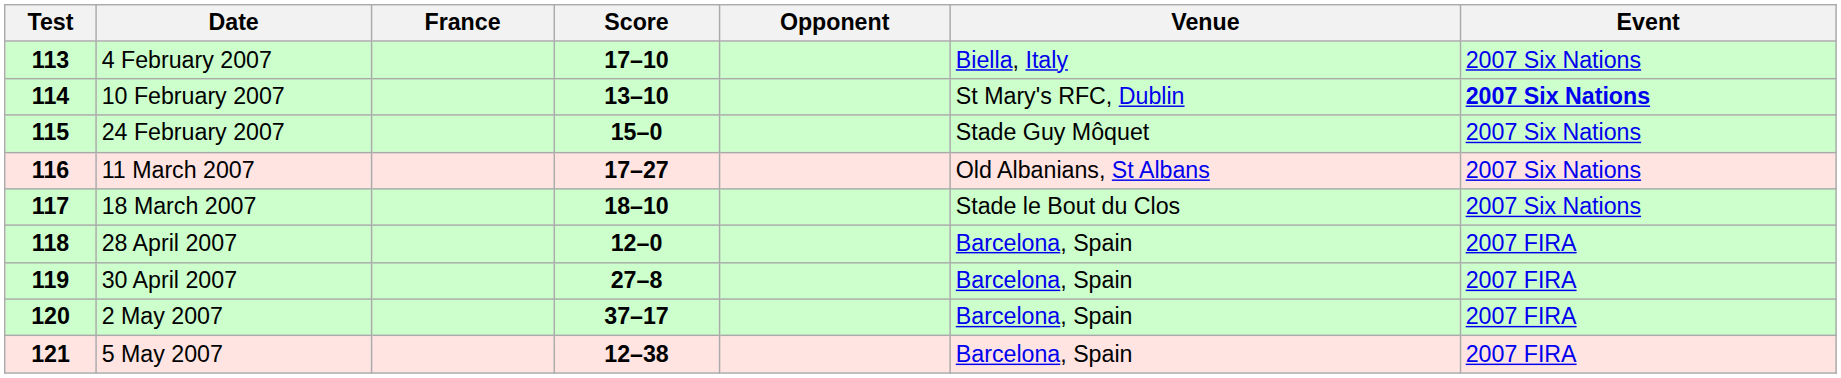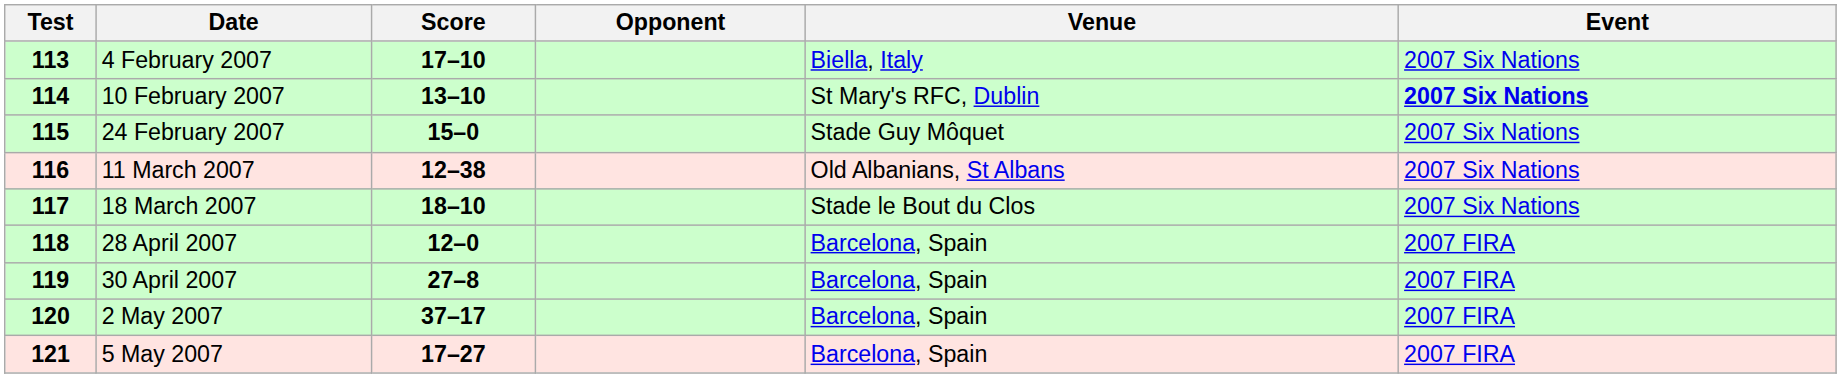- column: (463, 22)
(636, 170) 17–27 -> (453, 170) 12–38
(636, 354) 12–38 -> (453, 354) 17–27
